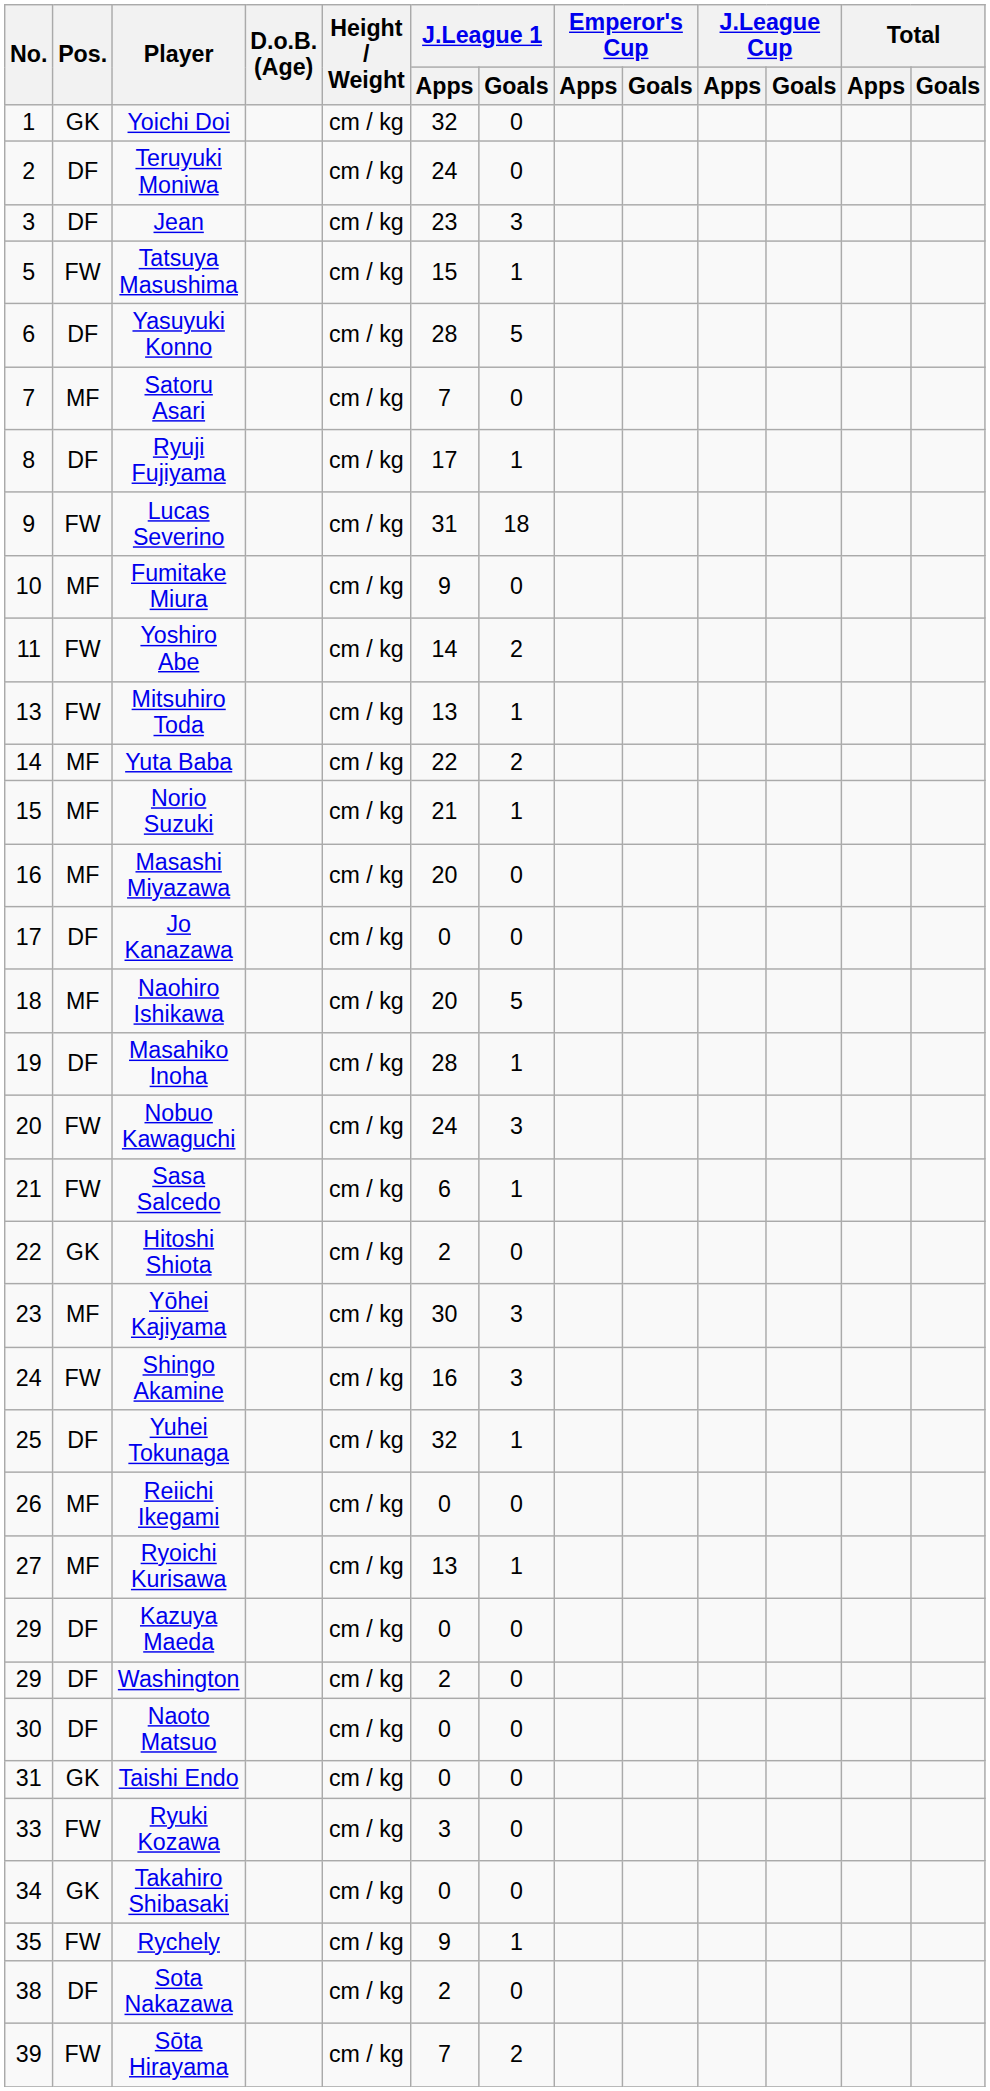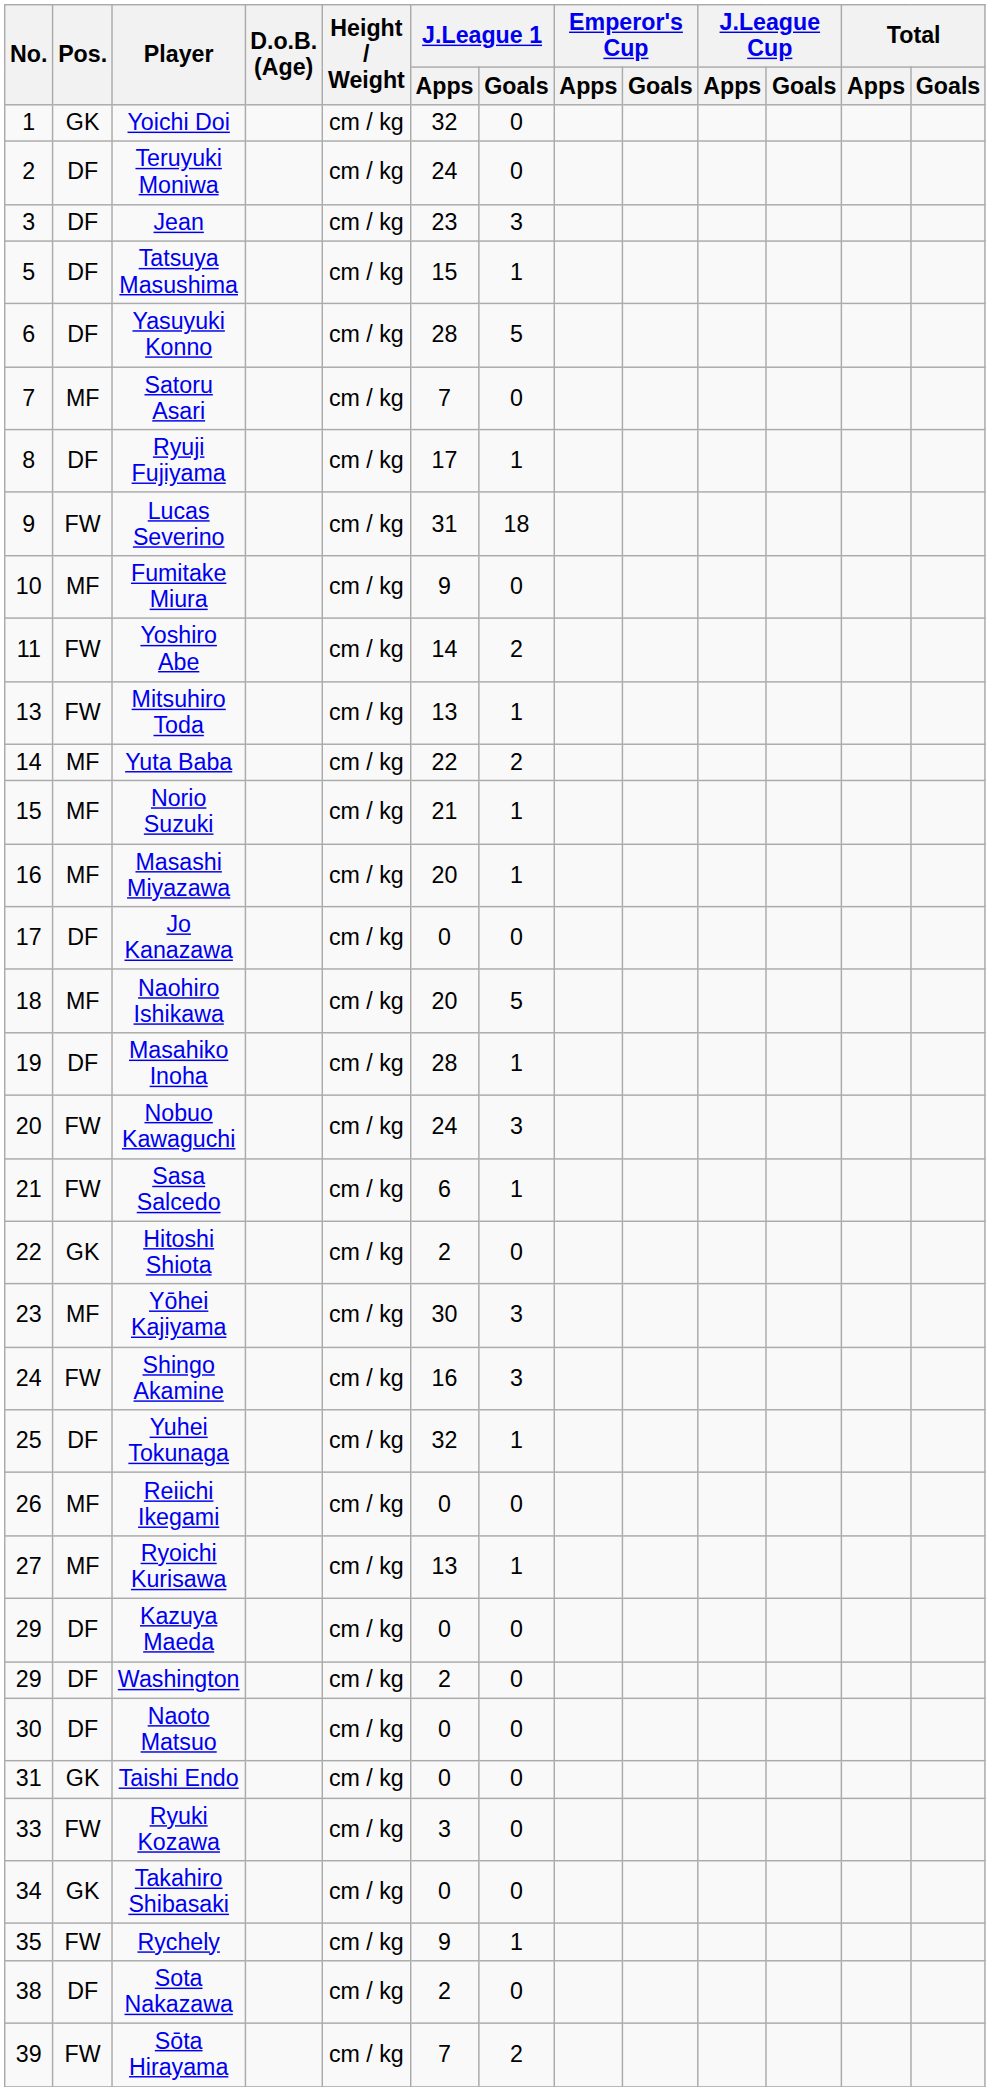(83, 272) FW -> (83, 272) DF
(516, 874) 0 -> (516, 874) 1
